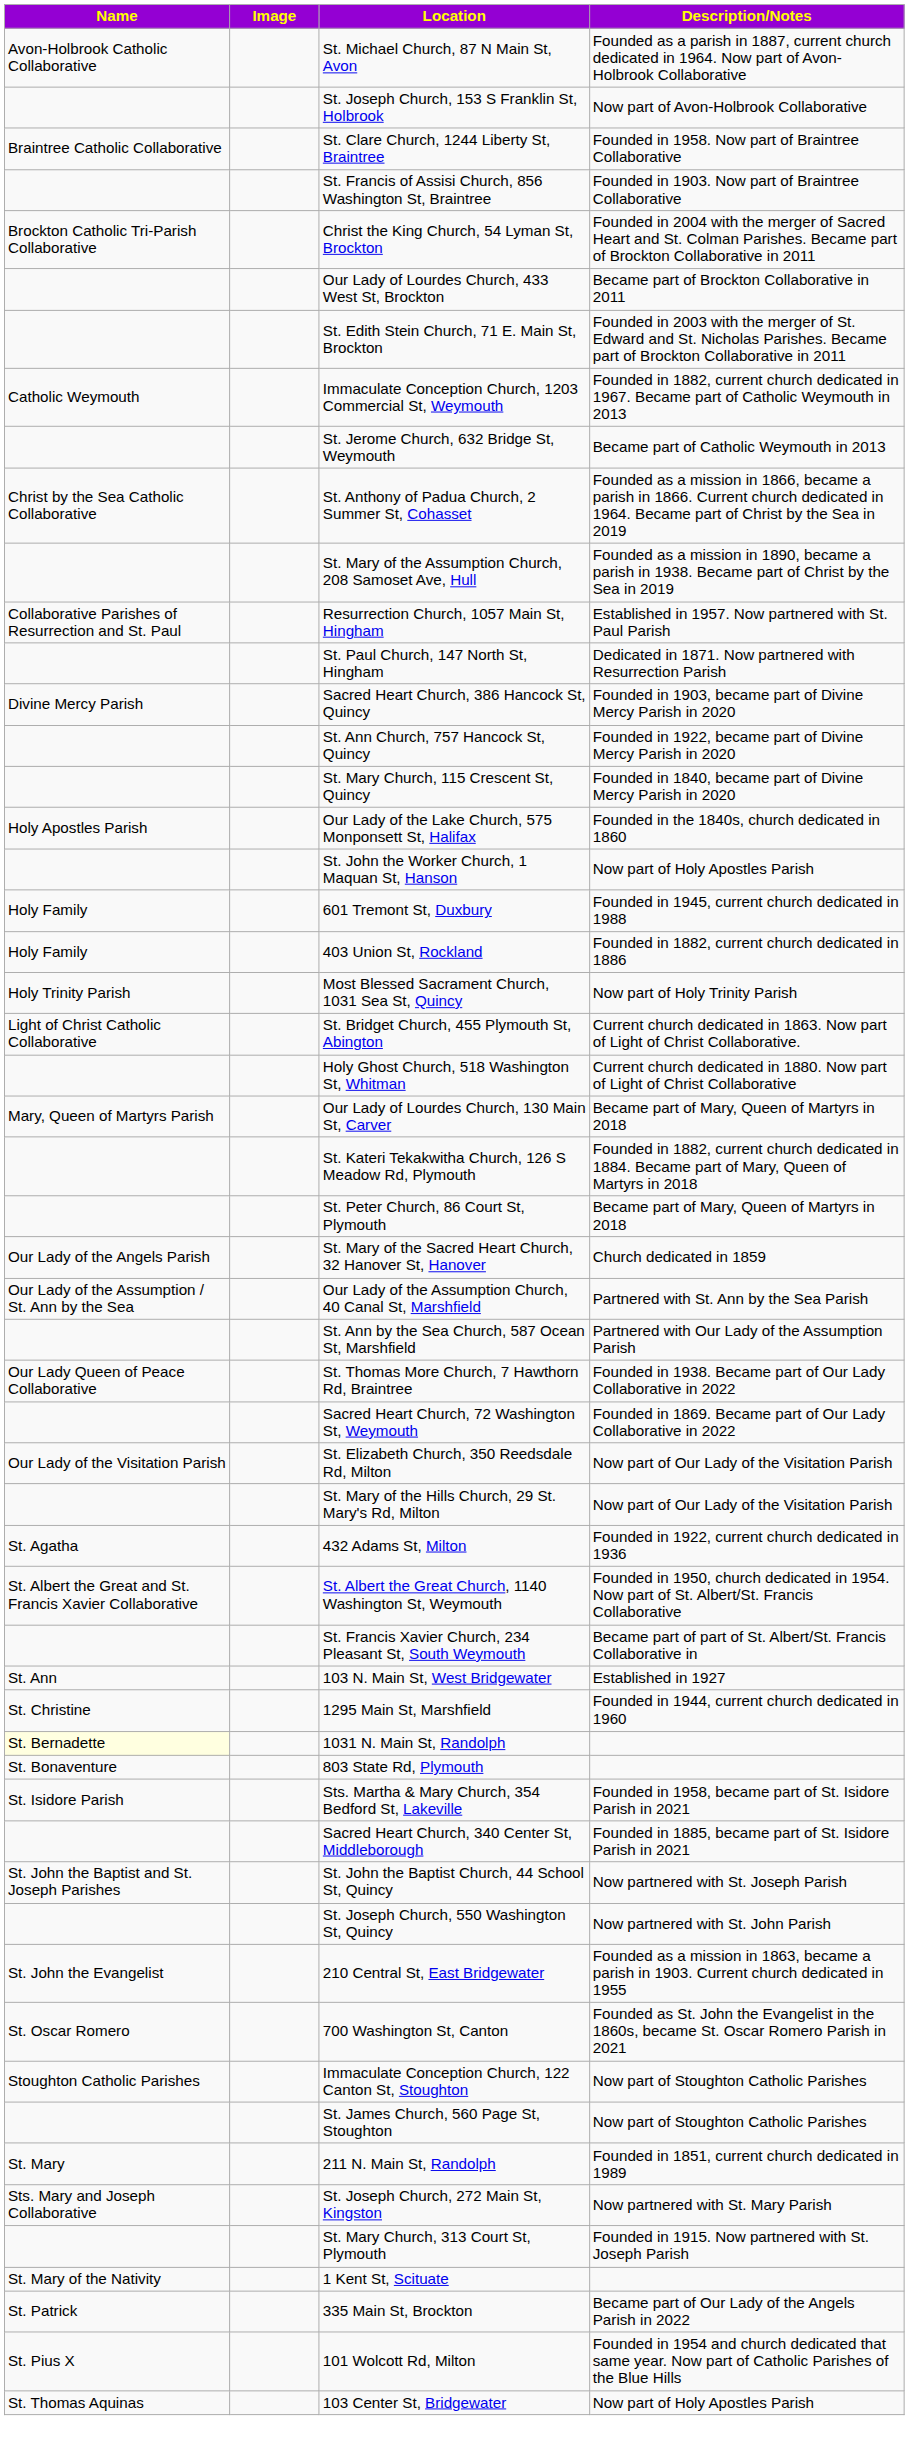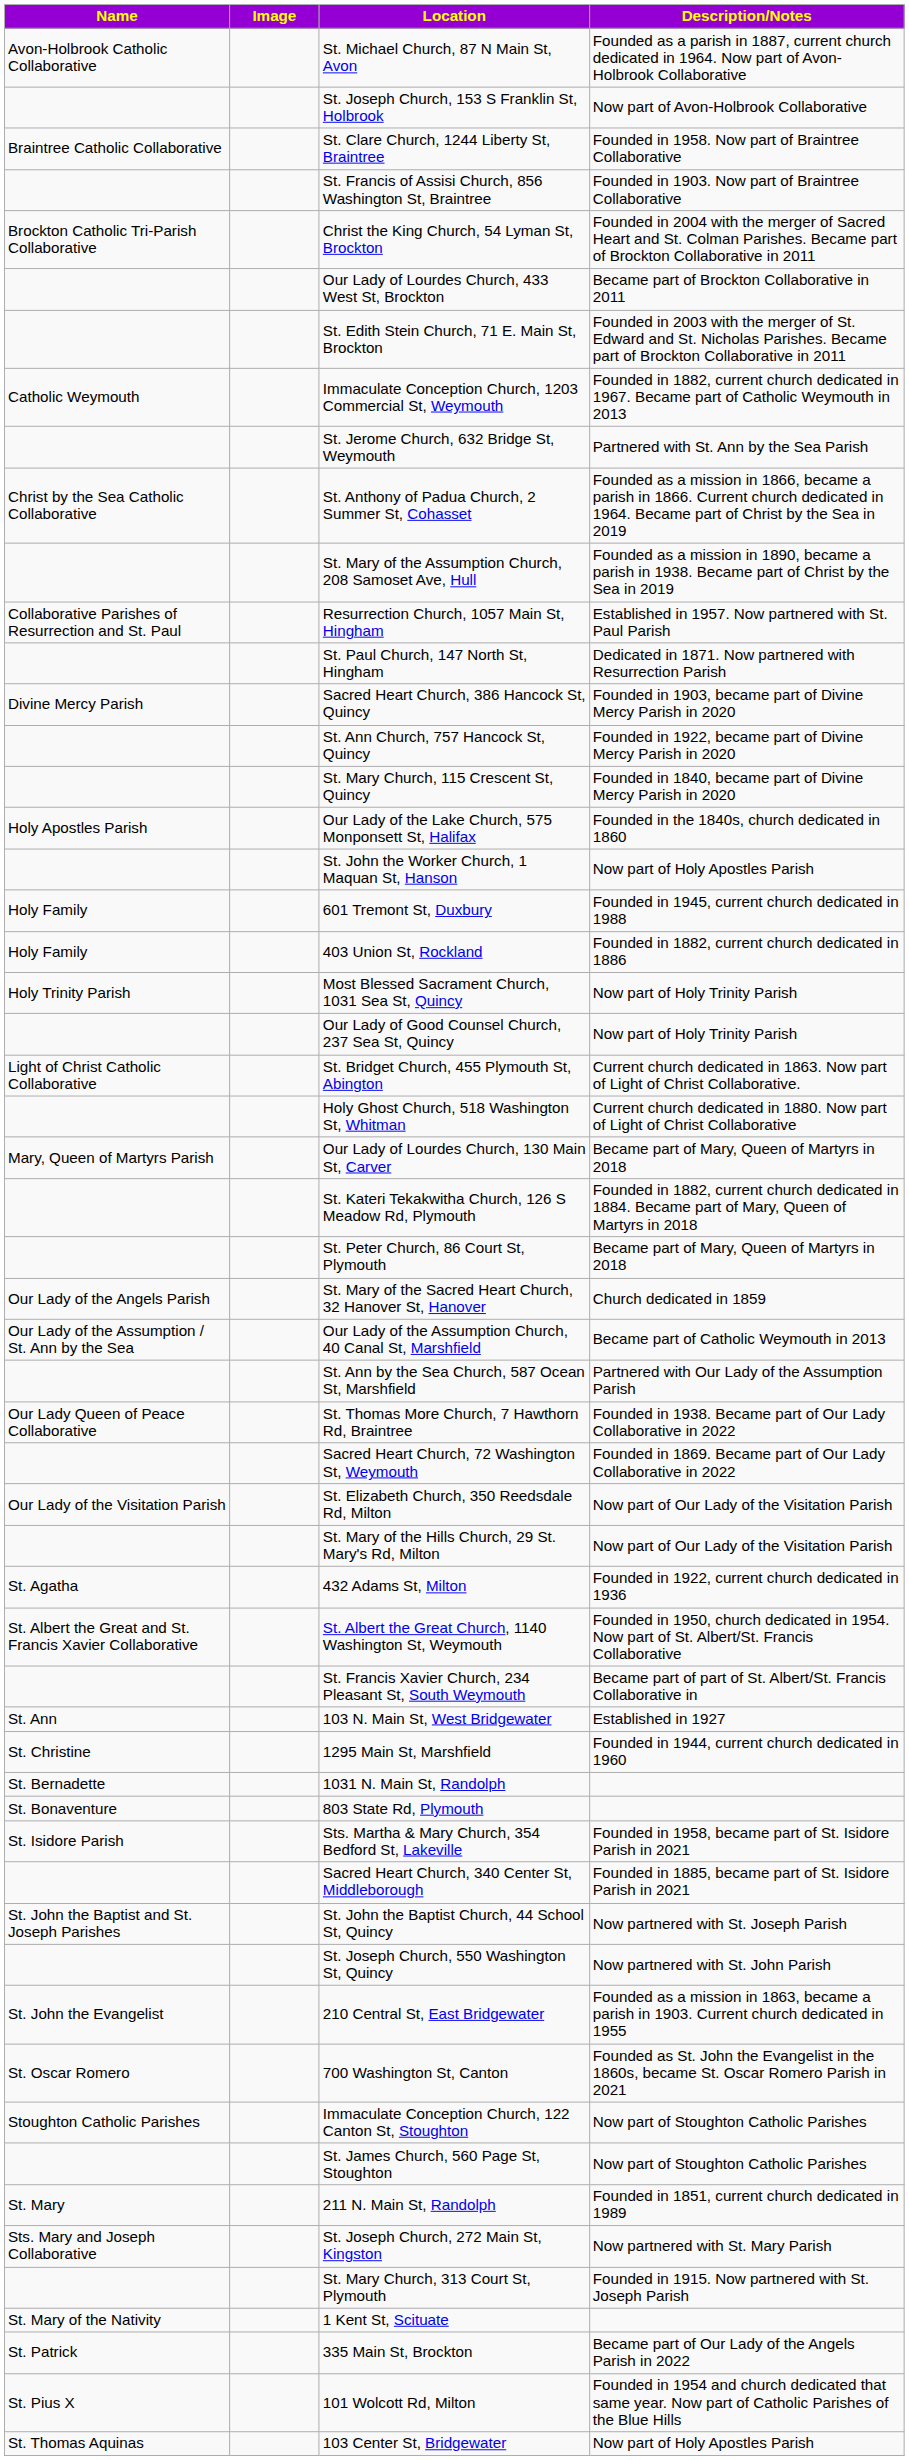(739, 447) Became part of Catholic Weymouth in 2013 -> (730, 447) Partnered with St. Ann by the Sea Parish
+ row: (442, 1034)
(730, 1298) Partnered with St. Ann by the Sea Parish -> (739, 1339) Became part of Catholic Weymouth in 2013
(57, 1743) lightyellow background -> (57, 1784) no background
